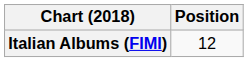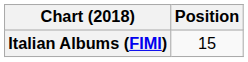(207, 43) 12 -> (207, 43) 15
